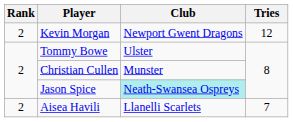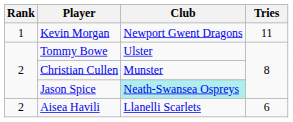(21, 32) 2 -> (21, 32) 1
(267, 32) 12 -> (267, 32) 11
(267, 107) 7 -> (267, 107) 6
